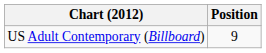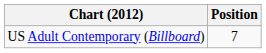(234, 36) 9 -> (234, 36) 7
